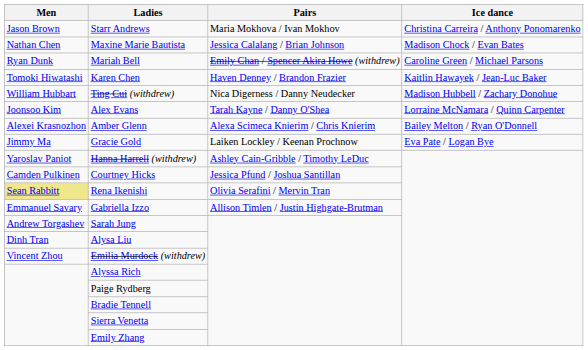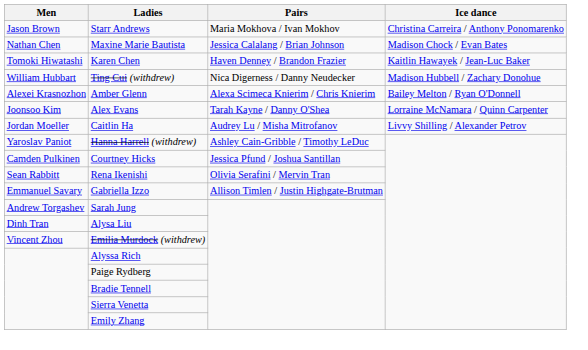- row: (115, 61)
rows swapped: (114, 110) <-> (119, 126)
- row: (116, 142)
+ row: (112, 126)
(33, 191) khaki background -> (33, 175) no background
